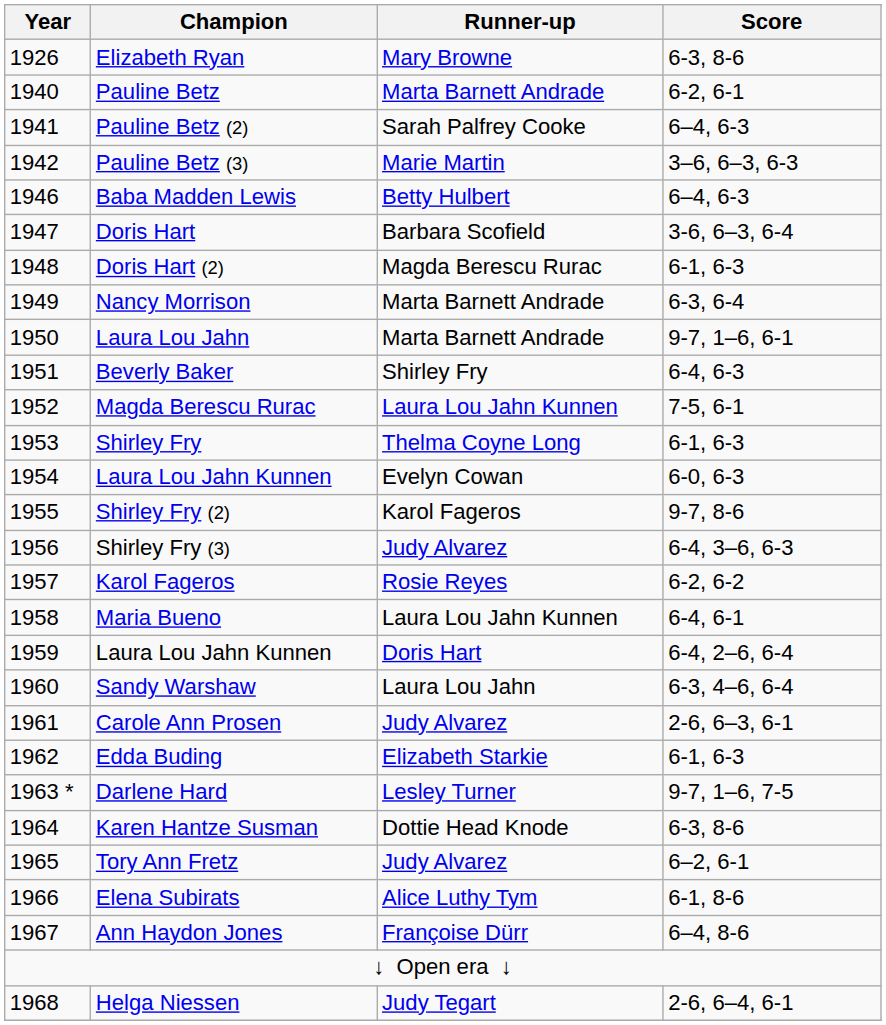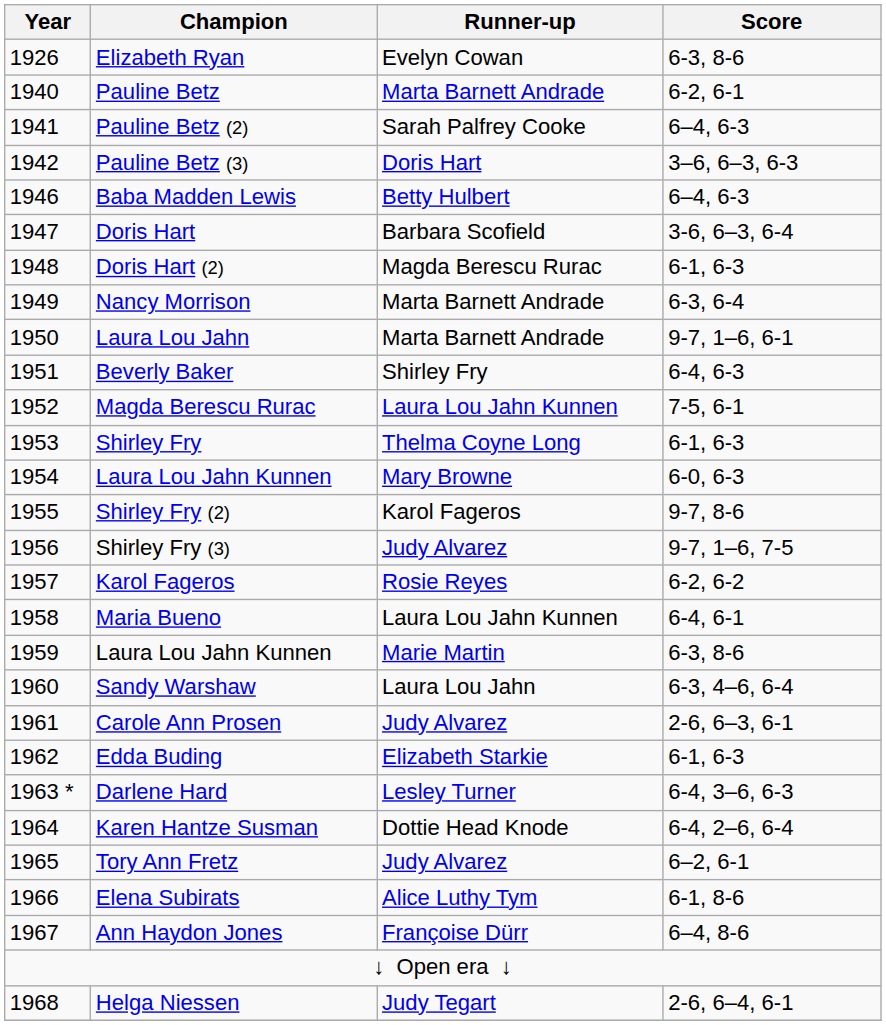(447, 57) Mary Browne -> (453, 57) Evelyn Cowan
(443, 162) Marie Martin -> (432, 162) Doris Hart
(453, 477) Evelyn Cowan -> (447, 477) Mary Browne
(731, 547) 6-4, 3–6, 6-3 -> (731, 547) 9-7, 1–6, 7-5
(432, 652) Doris Hart -> (443, 652) Marie Martin
(731, 652) 6-4, 2–6, 6-4 -> (706, 652) 6-3, 8-6
(731, 792) 9-7, 1–6, 7-5 -> (731, 792) 6-4, 3–6, 6-3
(706, 827) 6-3, 8-6 -> (731, 827) 6-4, 2–6, 6-4
